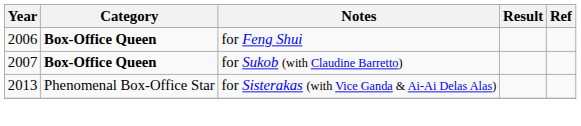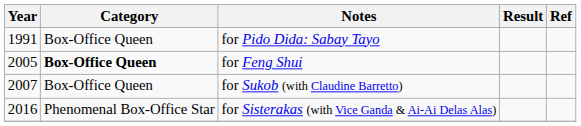+ row: (301, 39)
(23, 39) 2006 -> (23, 62) 2005
(100, 62) bold -> (99, 86) normal
(23, 86) 2013 -> (23, 109) 2016
